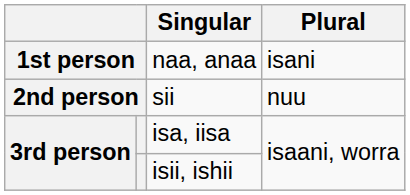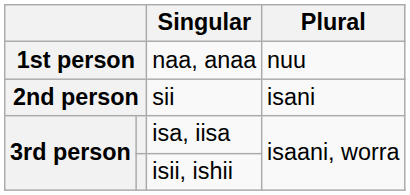(291, 60) isani -> (287, 60) nuu
(287, 97) nuu -> (291, 97) isani
